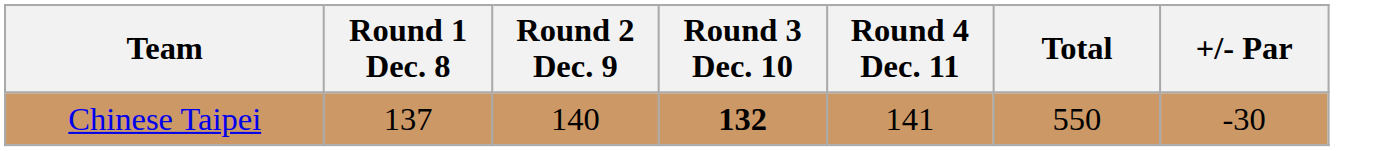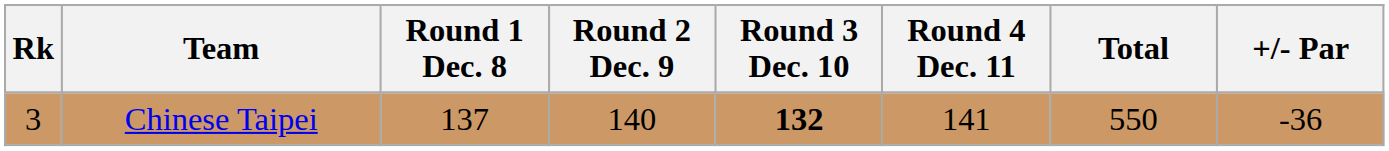+ column: (33, 48)
(1244, 118) -30 -> (1301, 118) -36
